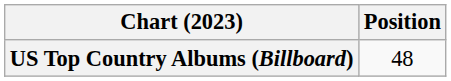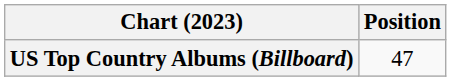(402, 57) 48 -> (402, 57) 47
